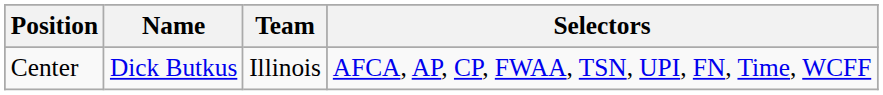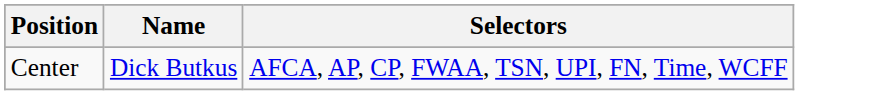- column: (285, 25)
